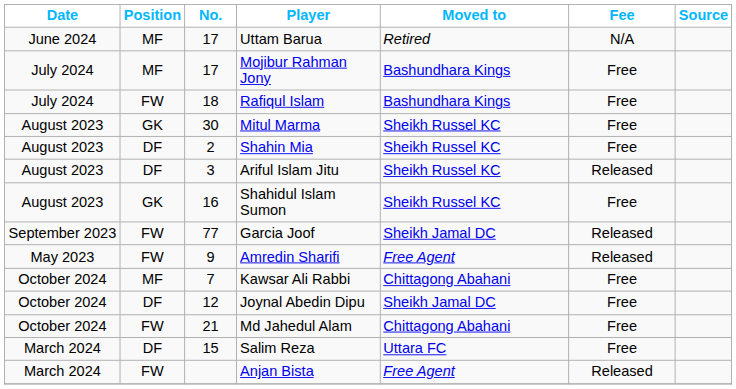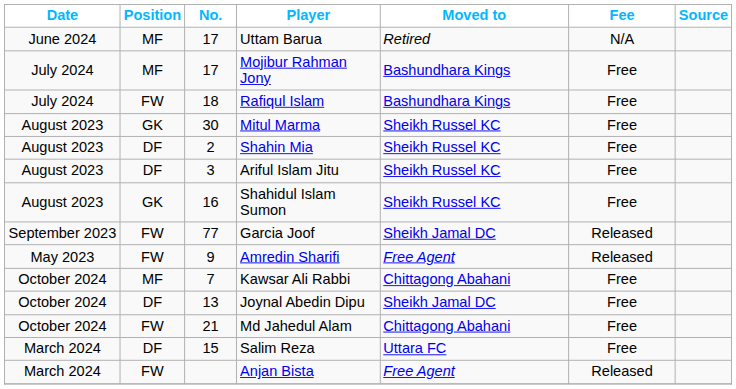(622, 170) Released -> (622, 170) Free
(211, 302) 12 -> (211, 302) 13
